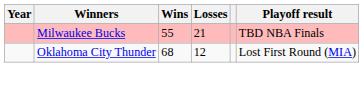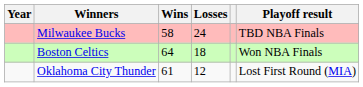(167, 33) 55 -> (167, 33) 58
(200, 33) 21 -> (200, 33) 24
+ row: (73, 52)
(167, 52) 68 -> (167, 71) 61
